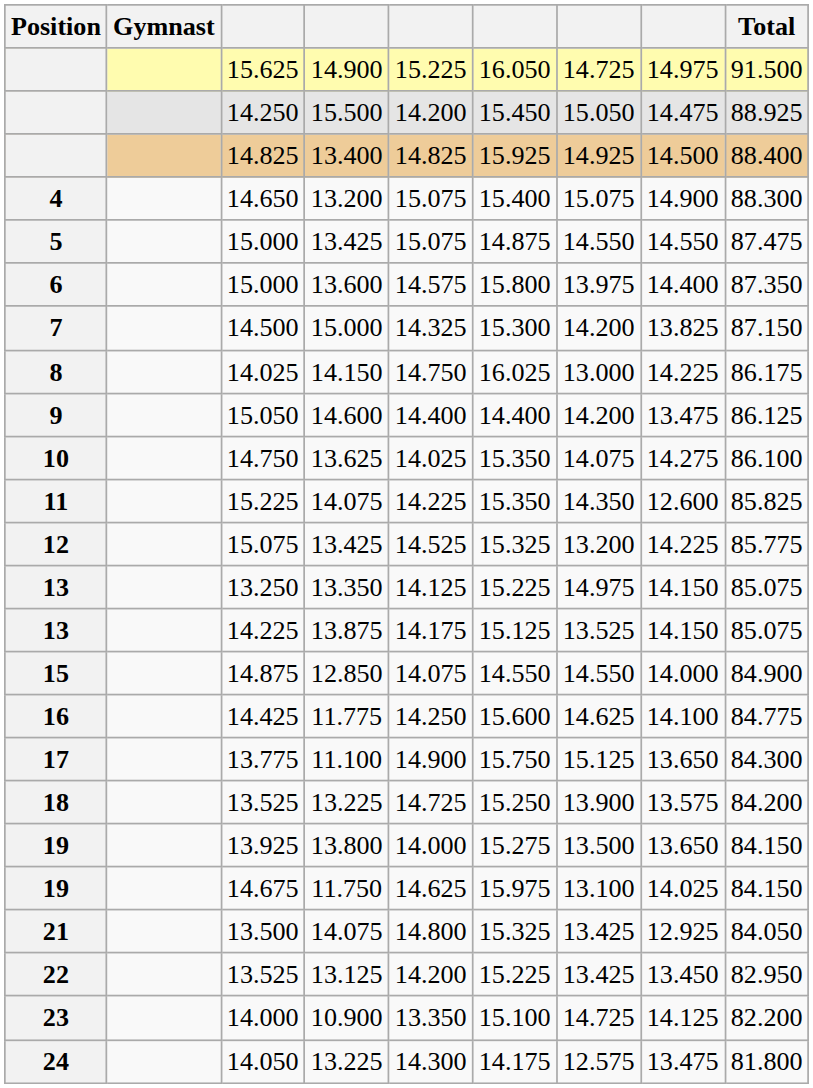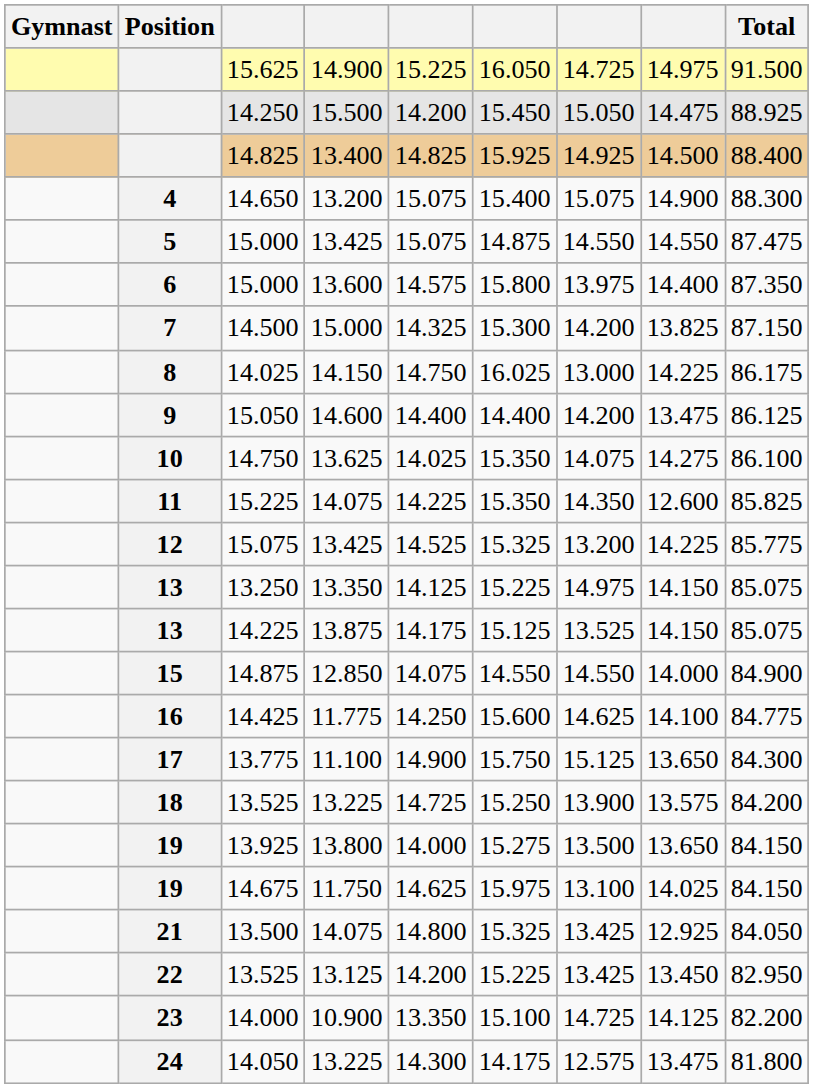columns swapped: (56, 26) <-> (164, 26)
